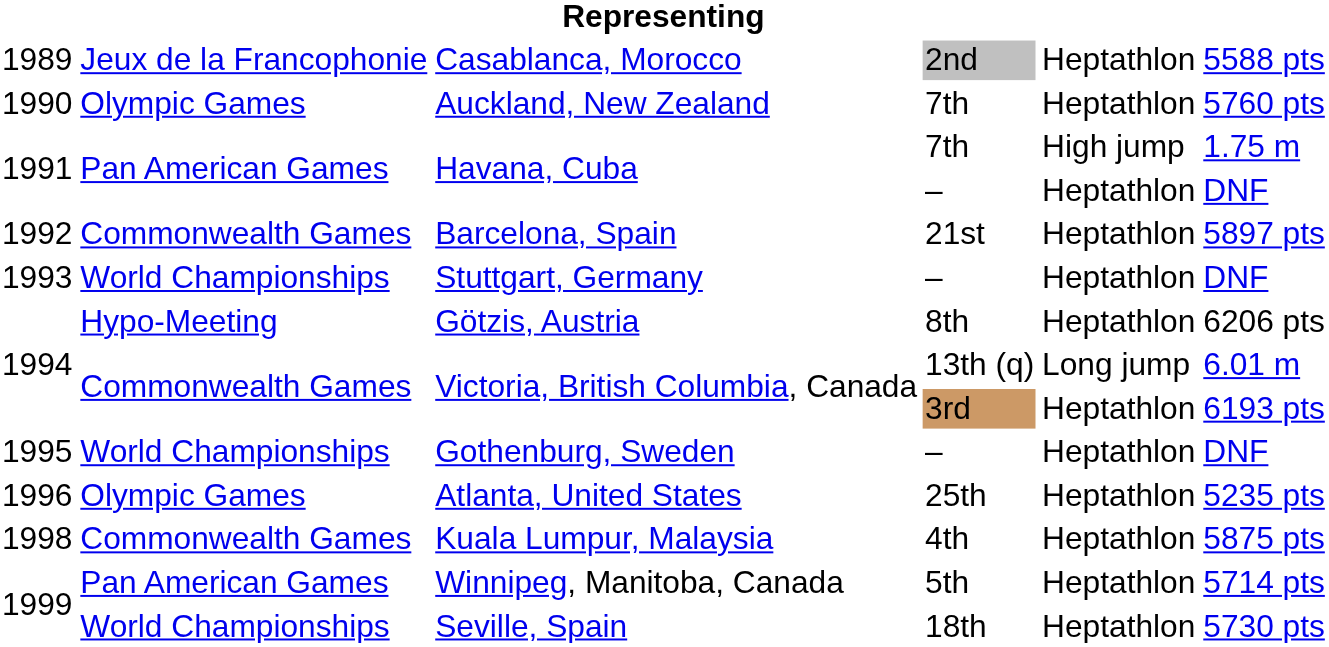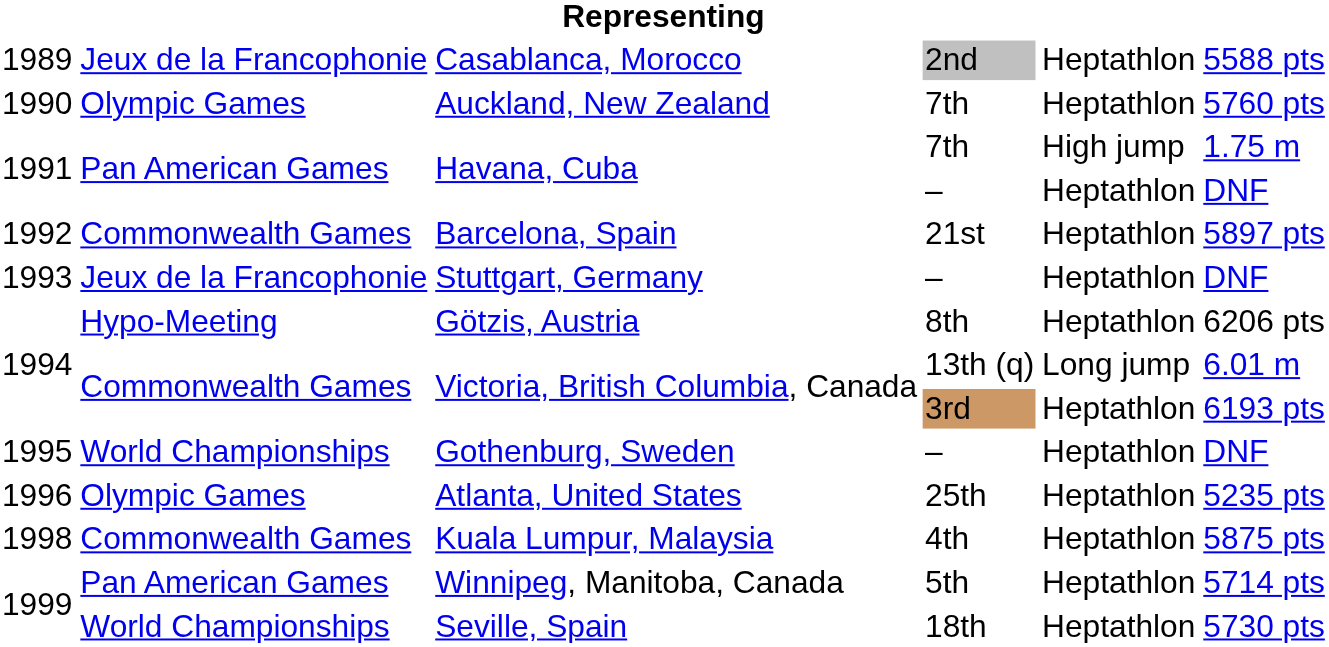(235, 277) World Championships -> (254, 277) Jeux de la Francophonie
